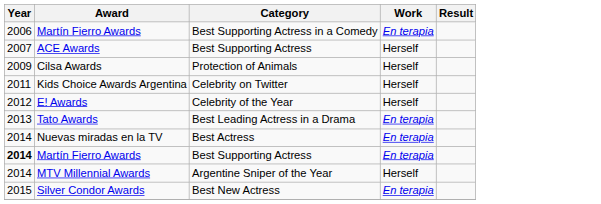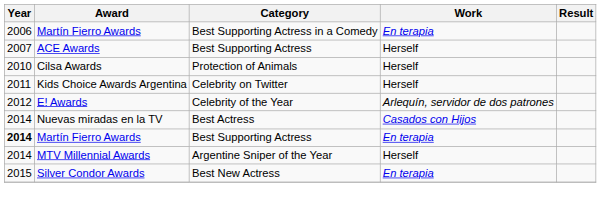(19, 66) 2009 -> (19, 66) 2010
(400, 102) Herself -> (468, 102) Arlequín, servidor de dos patrones
- row: (67, 119)
(408, 137) En terapia -> (429, 119) Casados con Hijos
